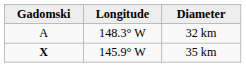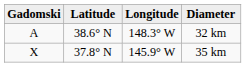+ column: (93, 14)
(44, 52) bold -> (34, 52) normal
